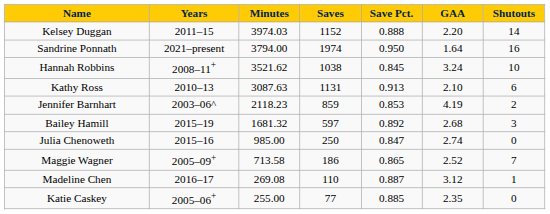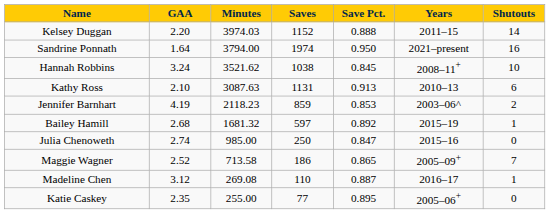columns swapped: (194, 13) <-> (453, 13)
(514, 122) 3 -> (514, 122) 1
(392, 198) 0.885 -> (364, 198) 0.895
